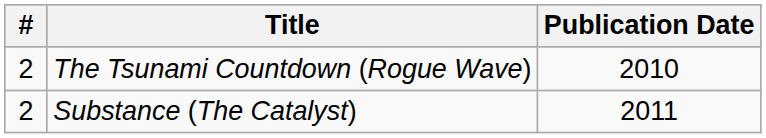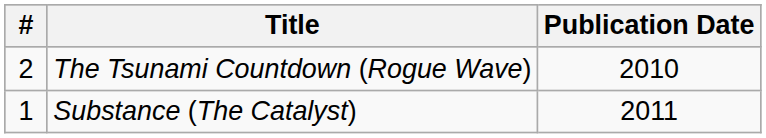(26, 111) 2 -> (26, 111) 1
